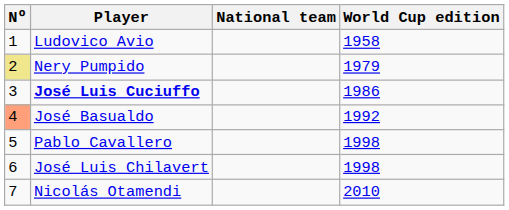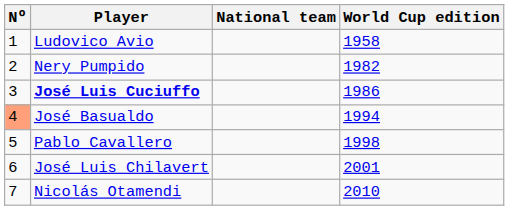(13, 67) khaki background -> (13, 67) no background
(362, 67) 1979 -> (362, 67) 1982
(362, 117) 1992 -> (362, 117) 1994
(362, 167) 1998 -> (362, 167) 2001
